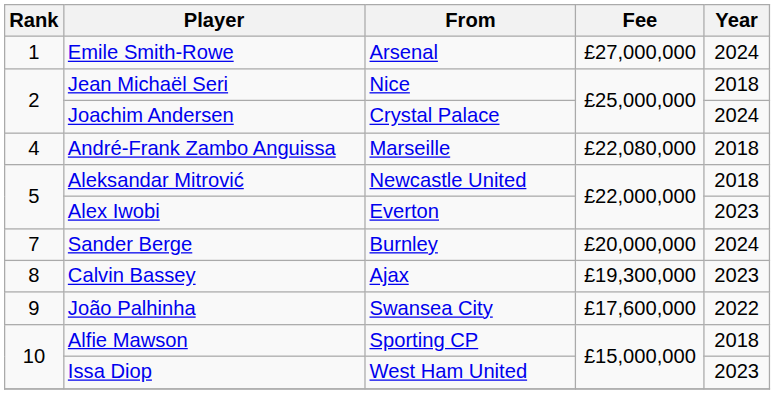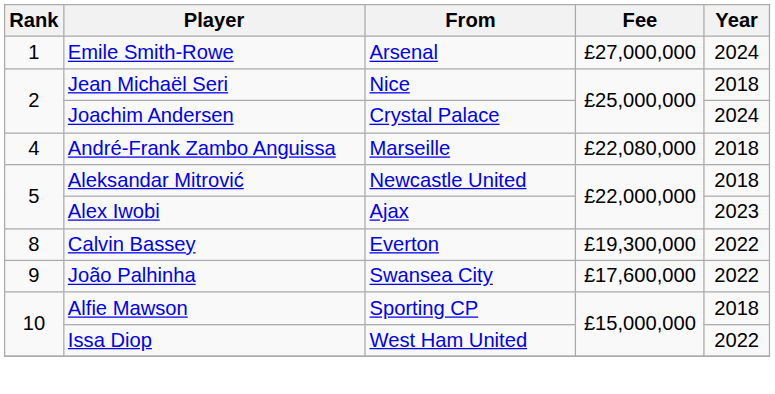(404, 212) Everton -> (389, 212) Ajax
- row: (130, 244)
(389, 276) Ajax -> (404, 244) Everton
(737, 276) 2023 -> (737, 244) 2022
(737, 372) 2023 -> (737, 340) 2022
